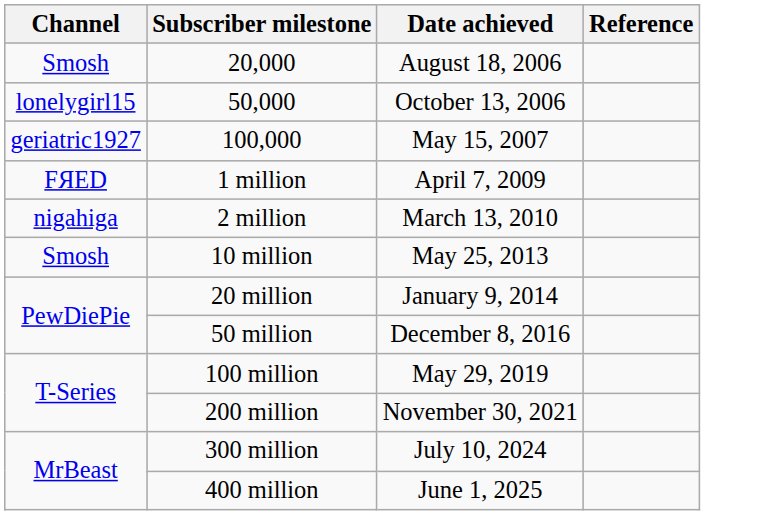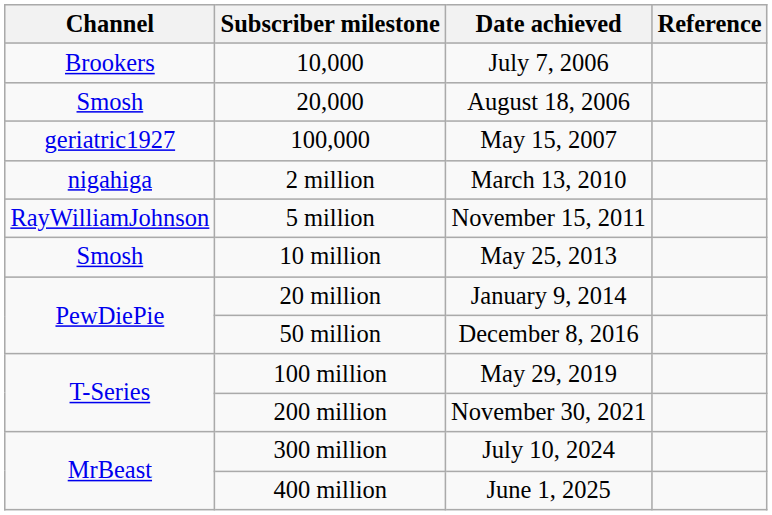+ row: (330, 62)
- row: (262, 101)
- row: (262, 179)
+ row: (330, 218)
